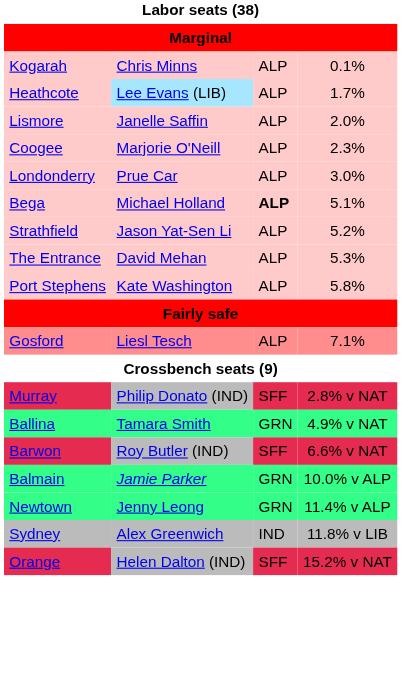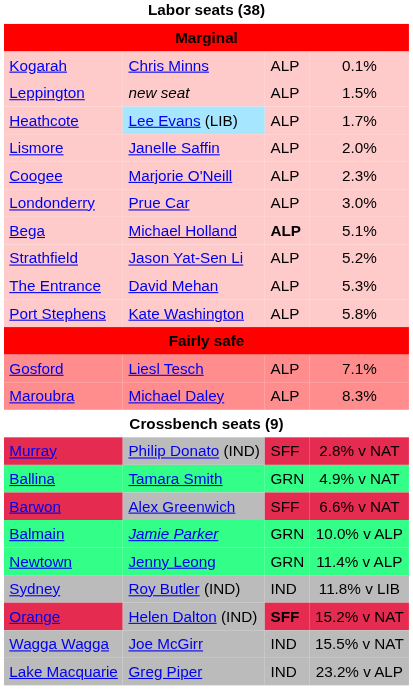+ row: (47, 93)
+ row: (42, 396)
(173, 451) Roy Butler (IND) -> (182, 506) Alex Greenwich
(170, 534) Alex Greenwich -> (184, 589) Roy Butler (IND)
(273, 561) normal -> (285, 616) bold
+ row: (59, 644)
+ row: (64, 671)
